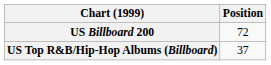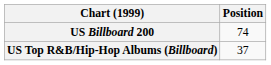(243, 32) 72 -> (243, 32) 74
